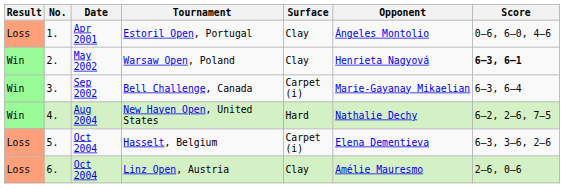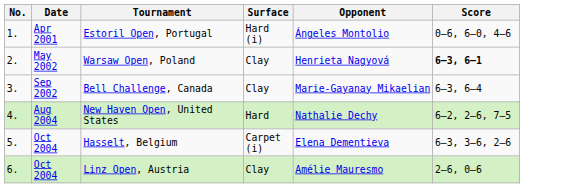- column: (24, 12)
(297, 34) Clay -> (257, 34) Hard (i)
(303, 88) Carpet (i) -> (257, 88) Clay
